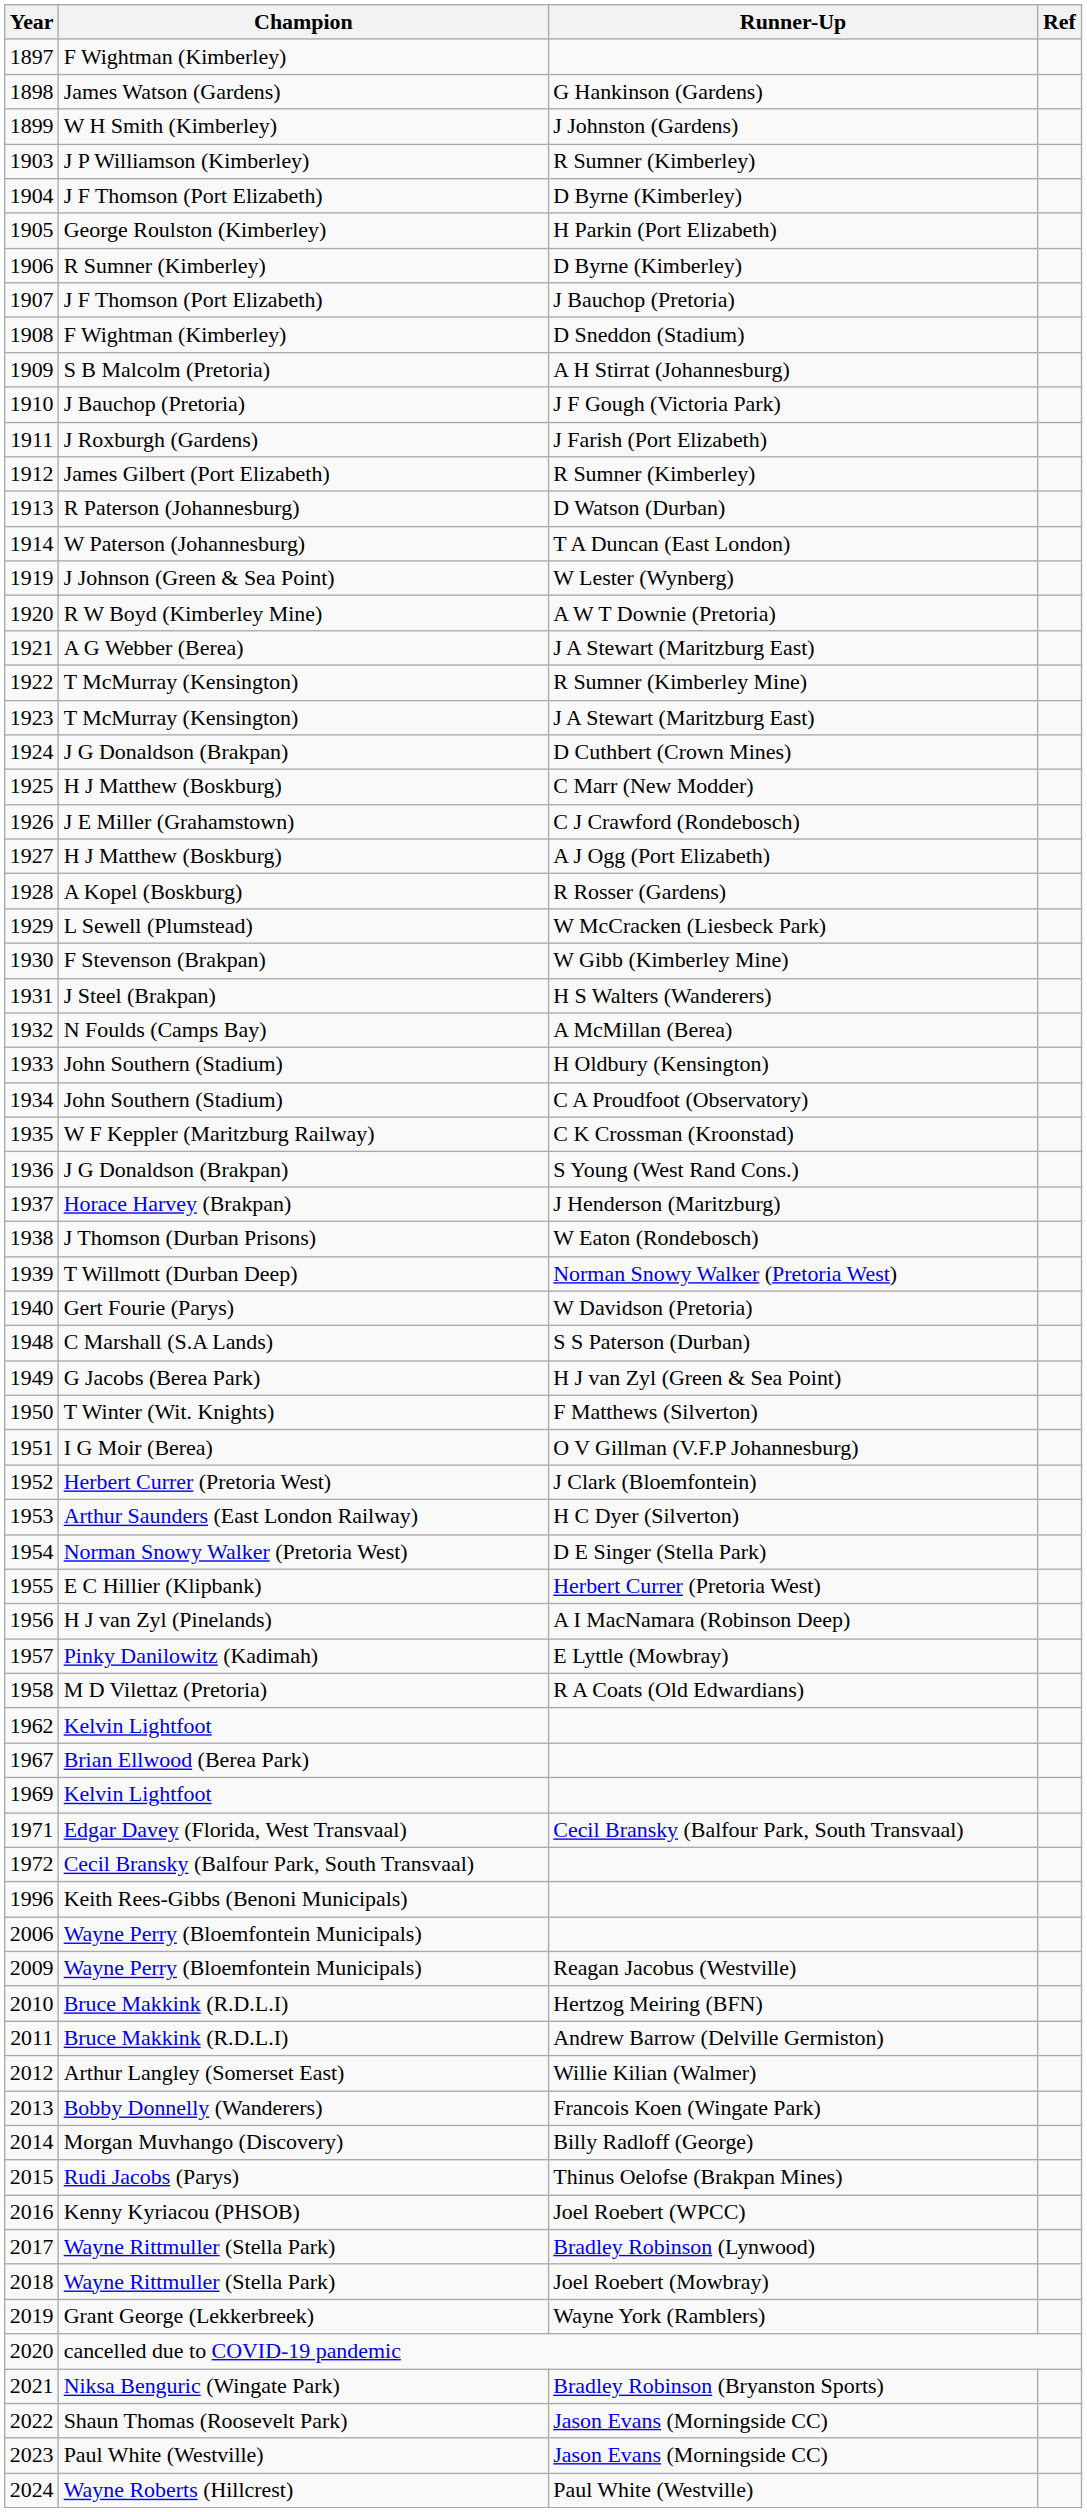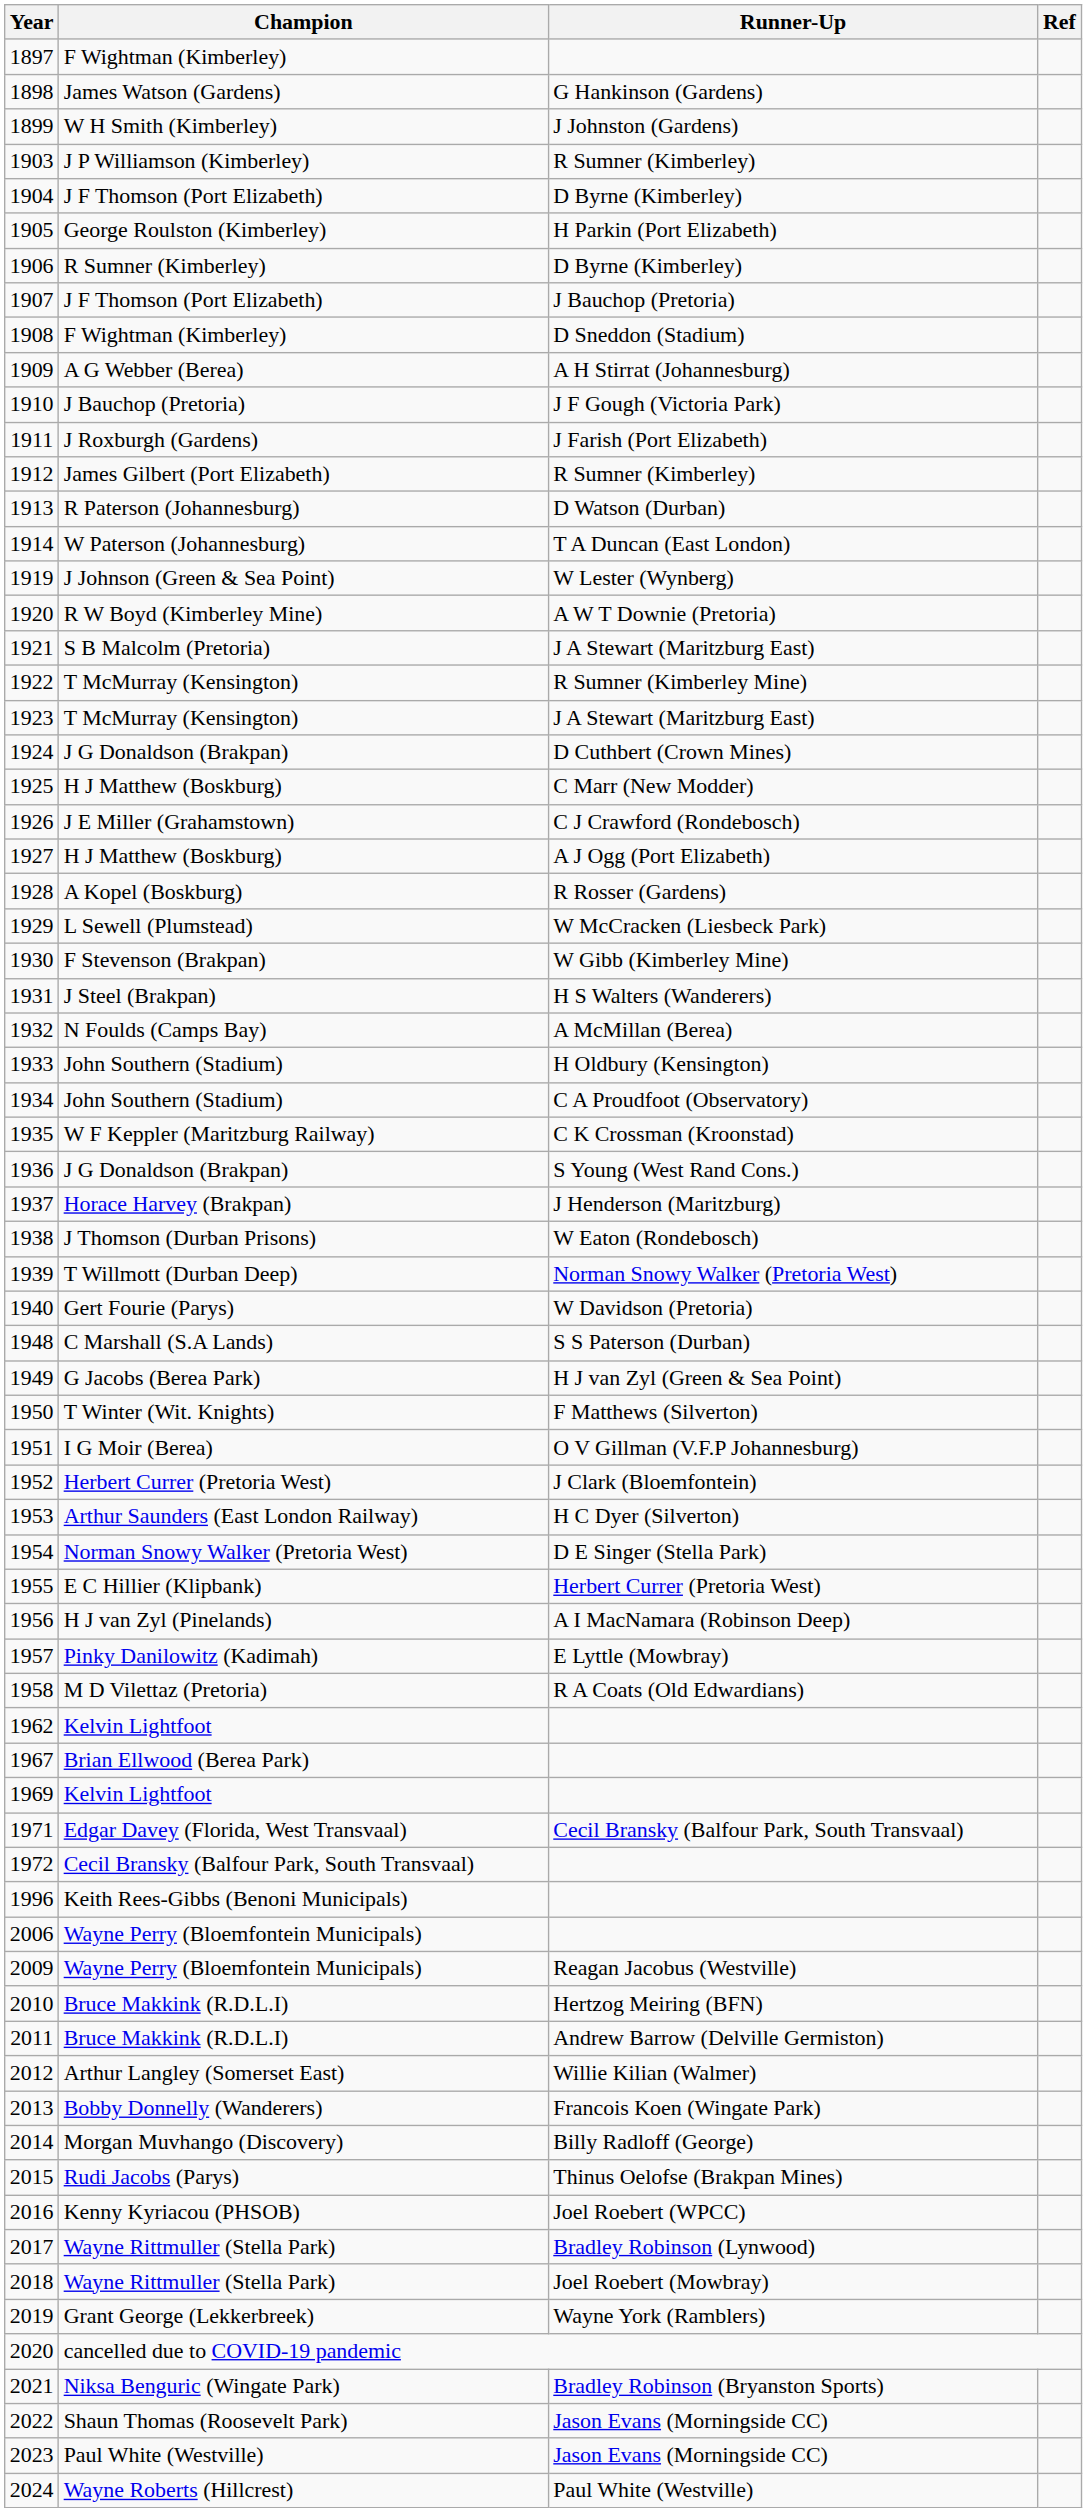(167, 369) S B Malcolm (Pretoria) -> (154, 369) A G Webber (Berea)
(154, 647) A G Webber (Berea) -> (167, 647) S B Malcolm (Pretoria)
